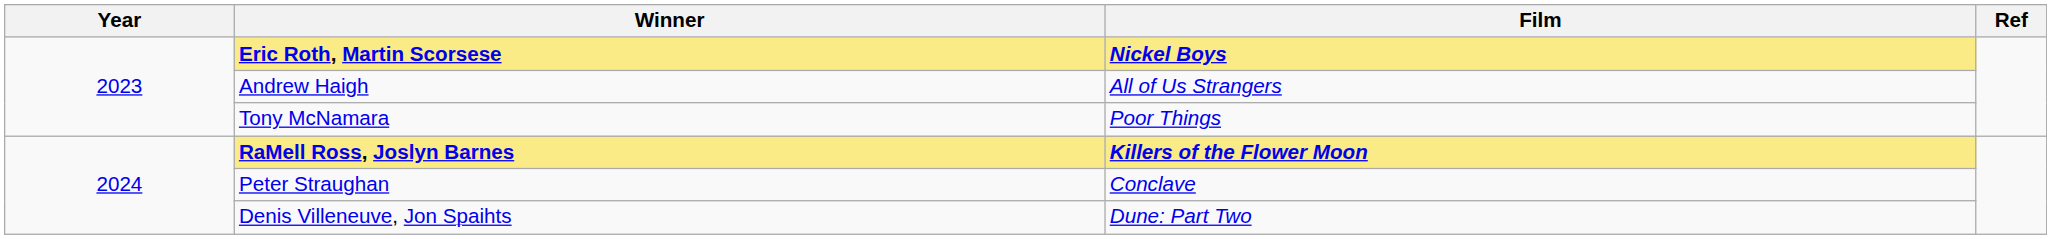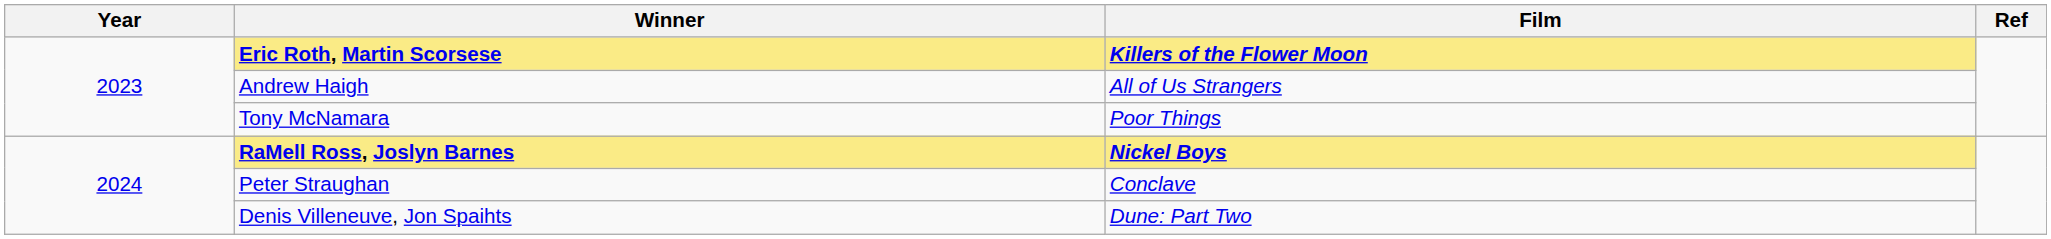(1168, 53) Nickel Boys -> (1239, 53) Killers of the Flower Moon
(1239, 151) Killers of the Flower Moon -> (1168, 151) Nickel Boys
